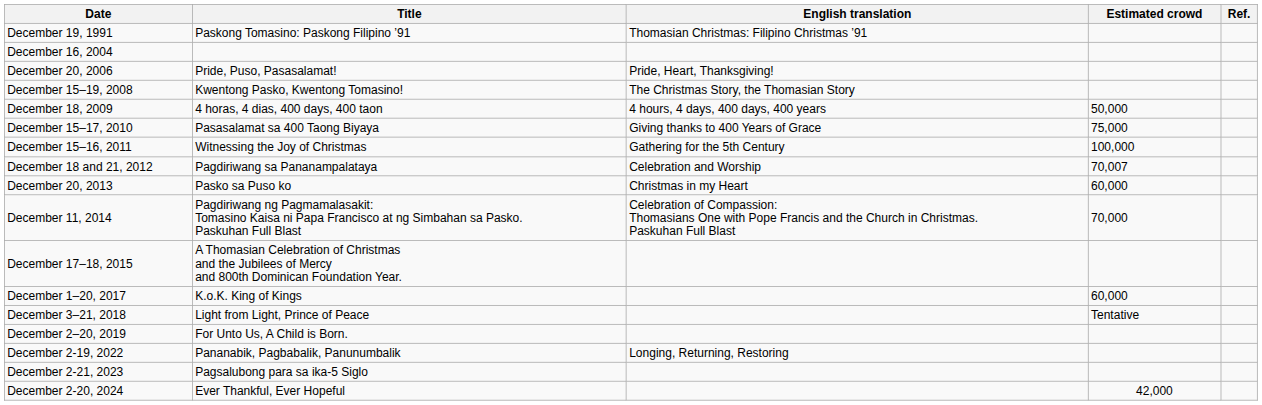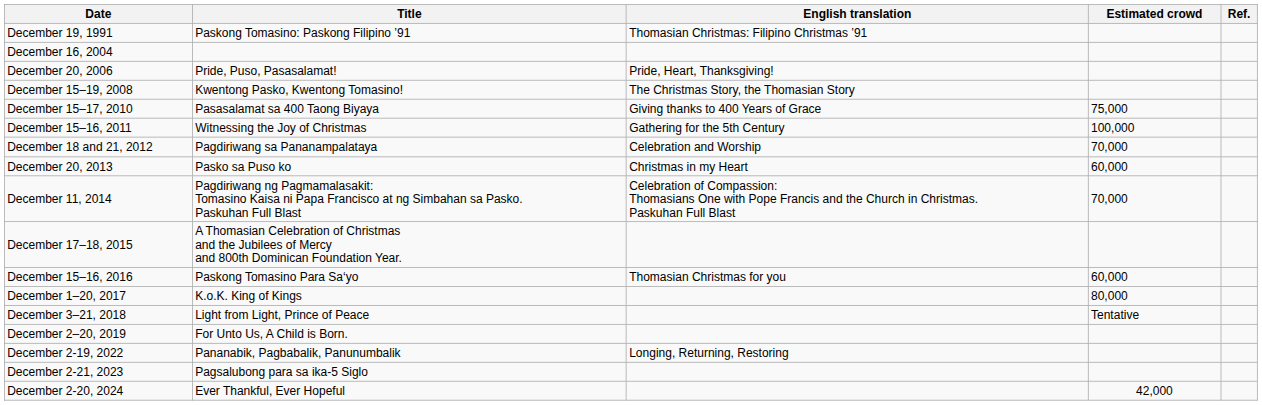- row: (60, 109)
(1109, 166) 70,007 -> (1109, 147) 70,000
+ row: (70, 277)
(1109, 296) 60,000 -> (1109, 296) 80,000
